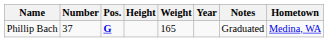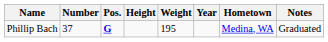columns swapped: (295, 12) <-> (243, 12)
(168, 28) 165 -> (168, 28) 195
